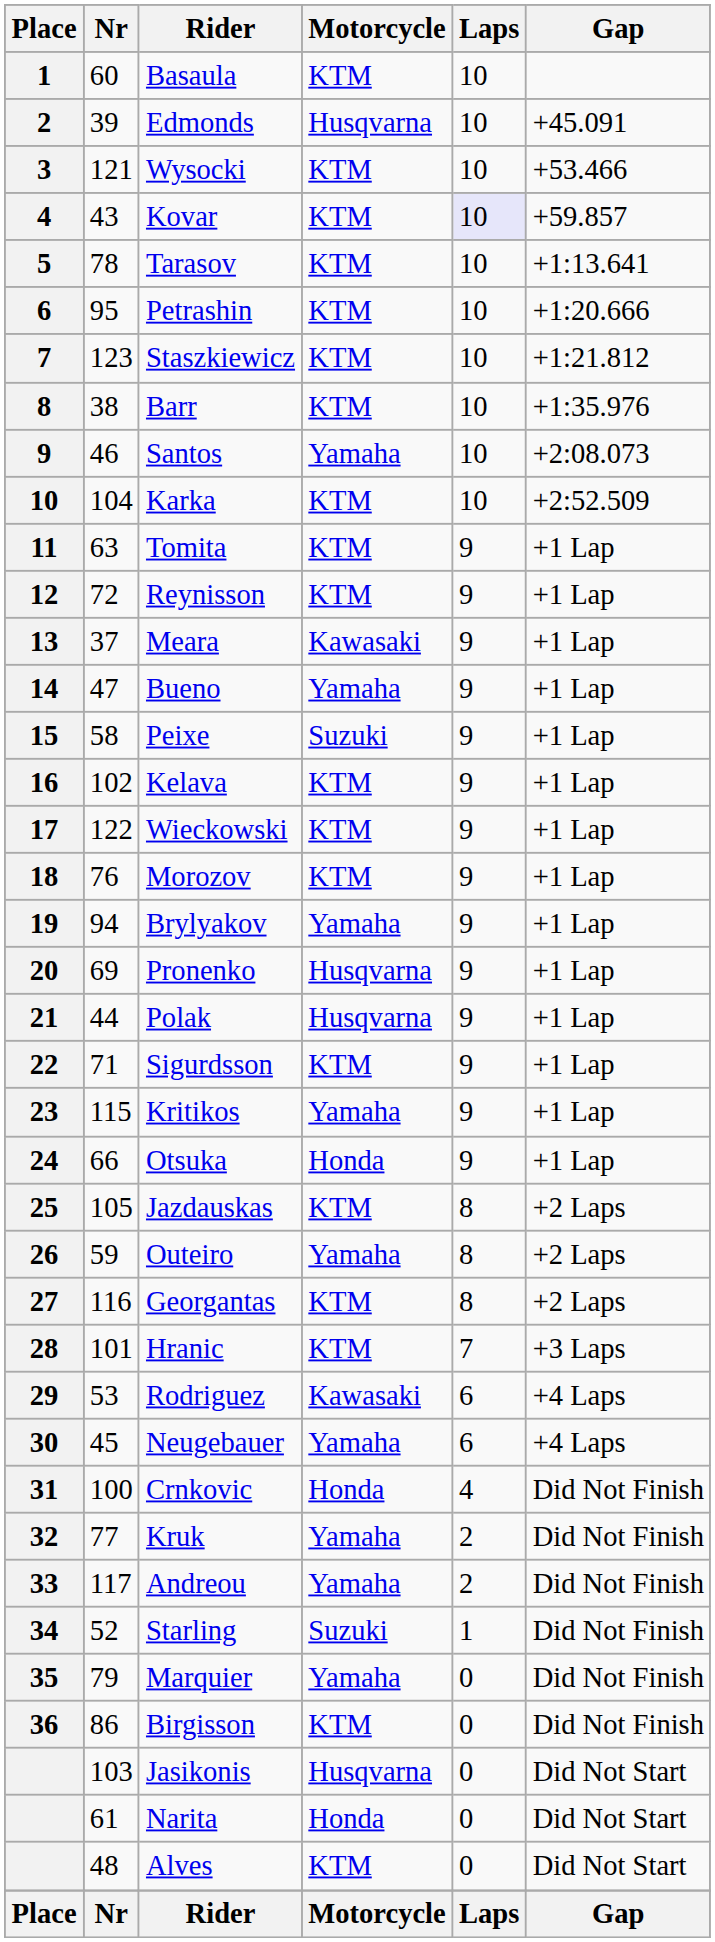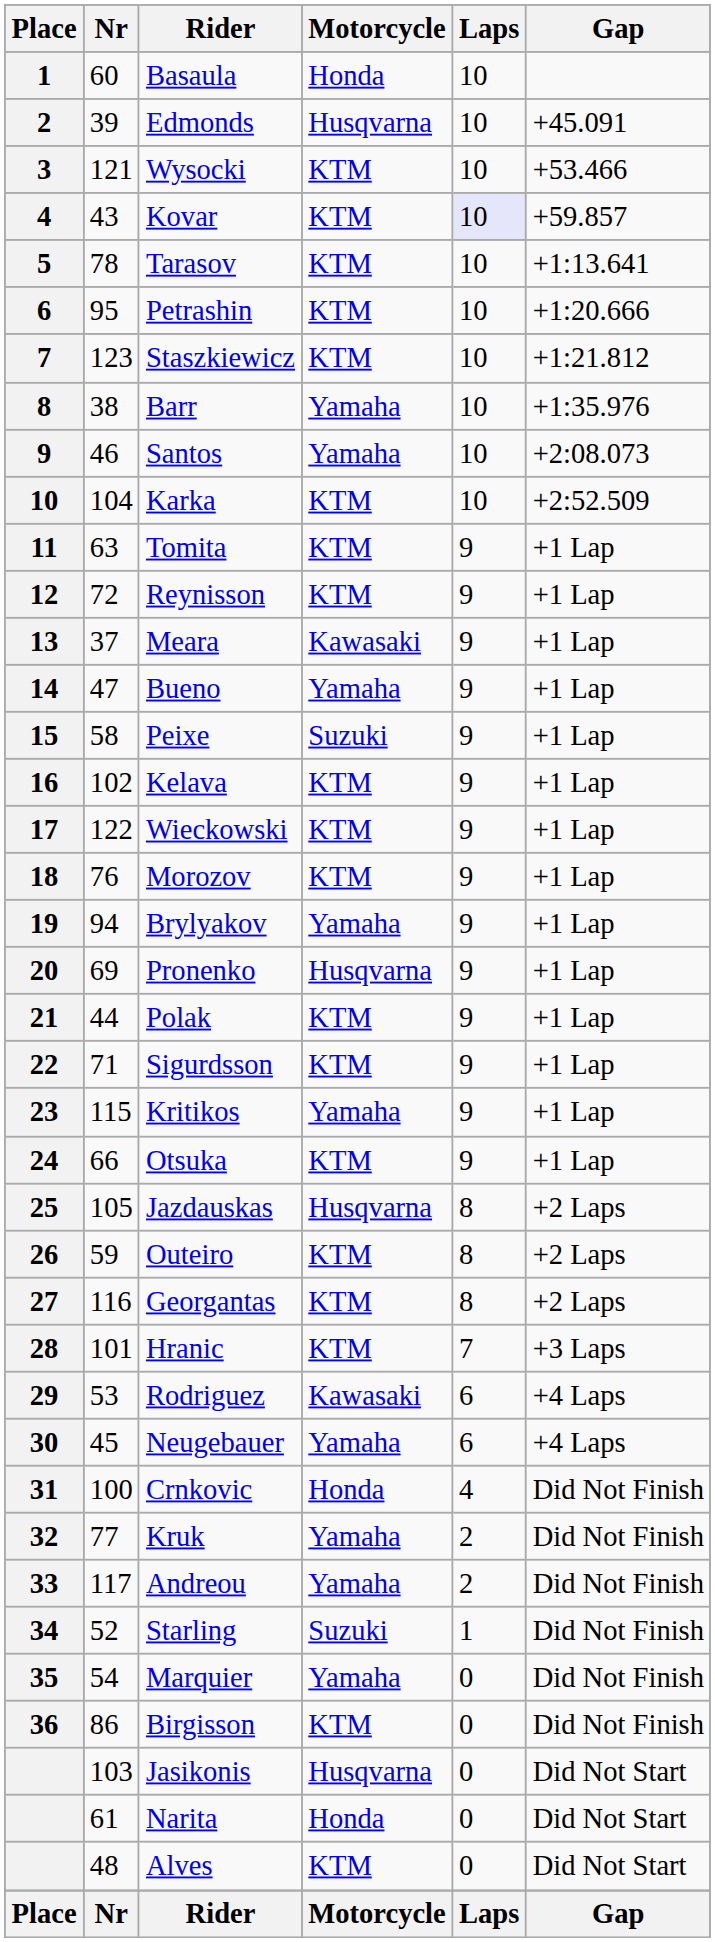(340, 75) KTM -> (346, 75) Honda
(340, 405) KTM -> (354, 405) Yamaha
(370, 1017) Husqvarna -> (340, 1017) KTM
(346, 1159) Honda -> (340, 1159) KTM
(340, 1206) KTM -> (370, 1206) Husqvarna
(354, 1253) Yamaha -> (340, 1253) KTM
(104, 1677) 79 -> (104, 1677) 54
